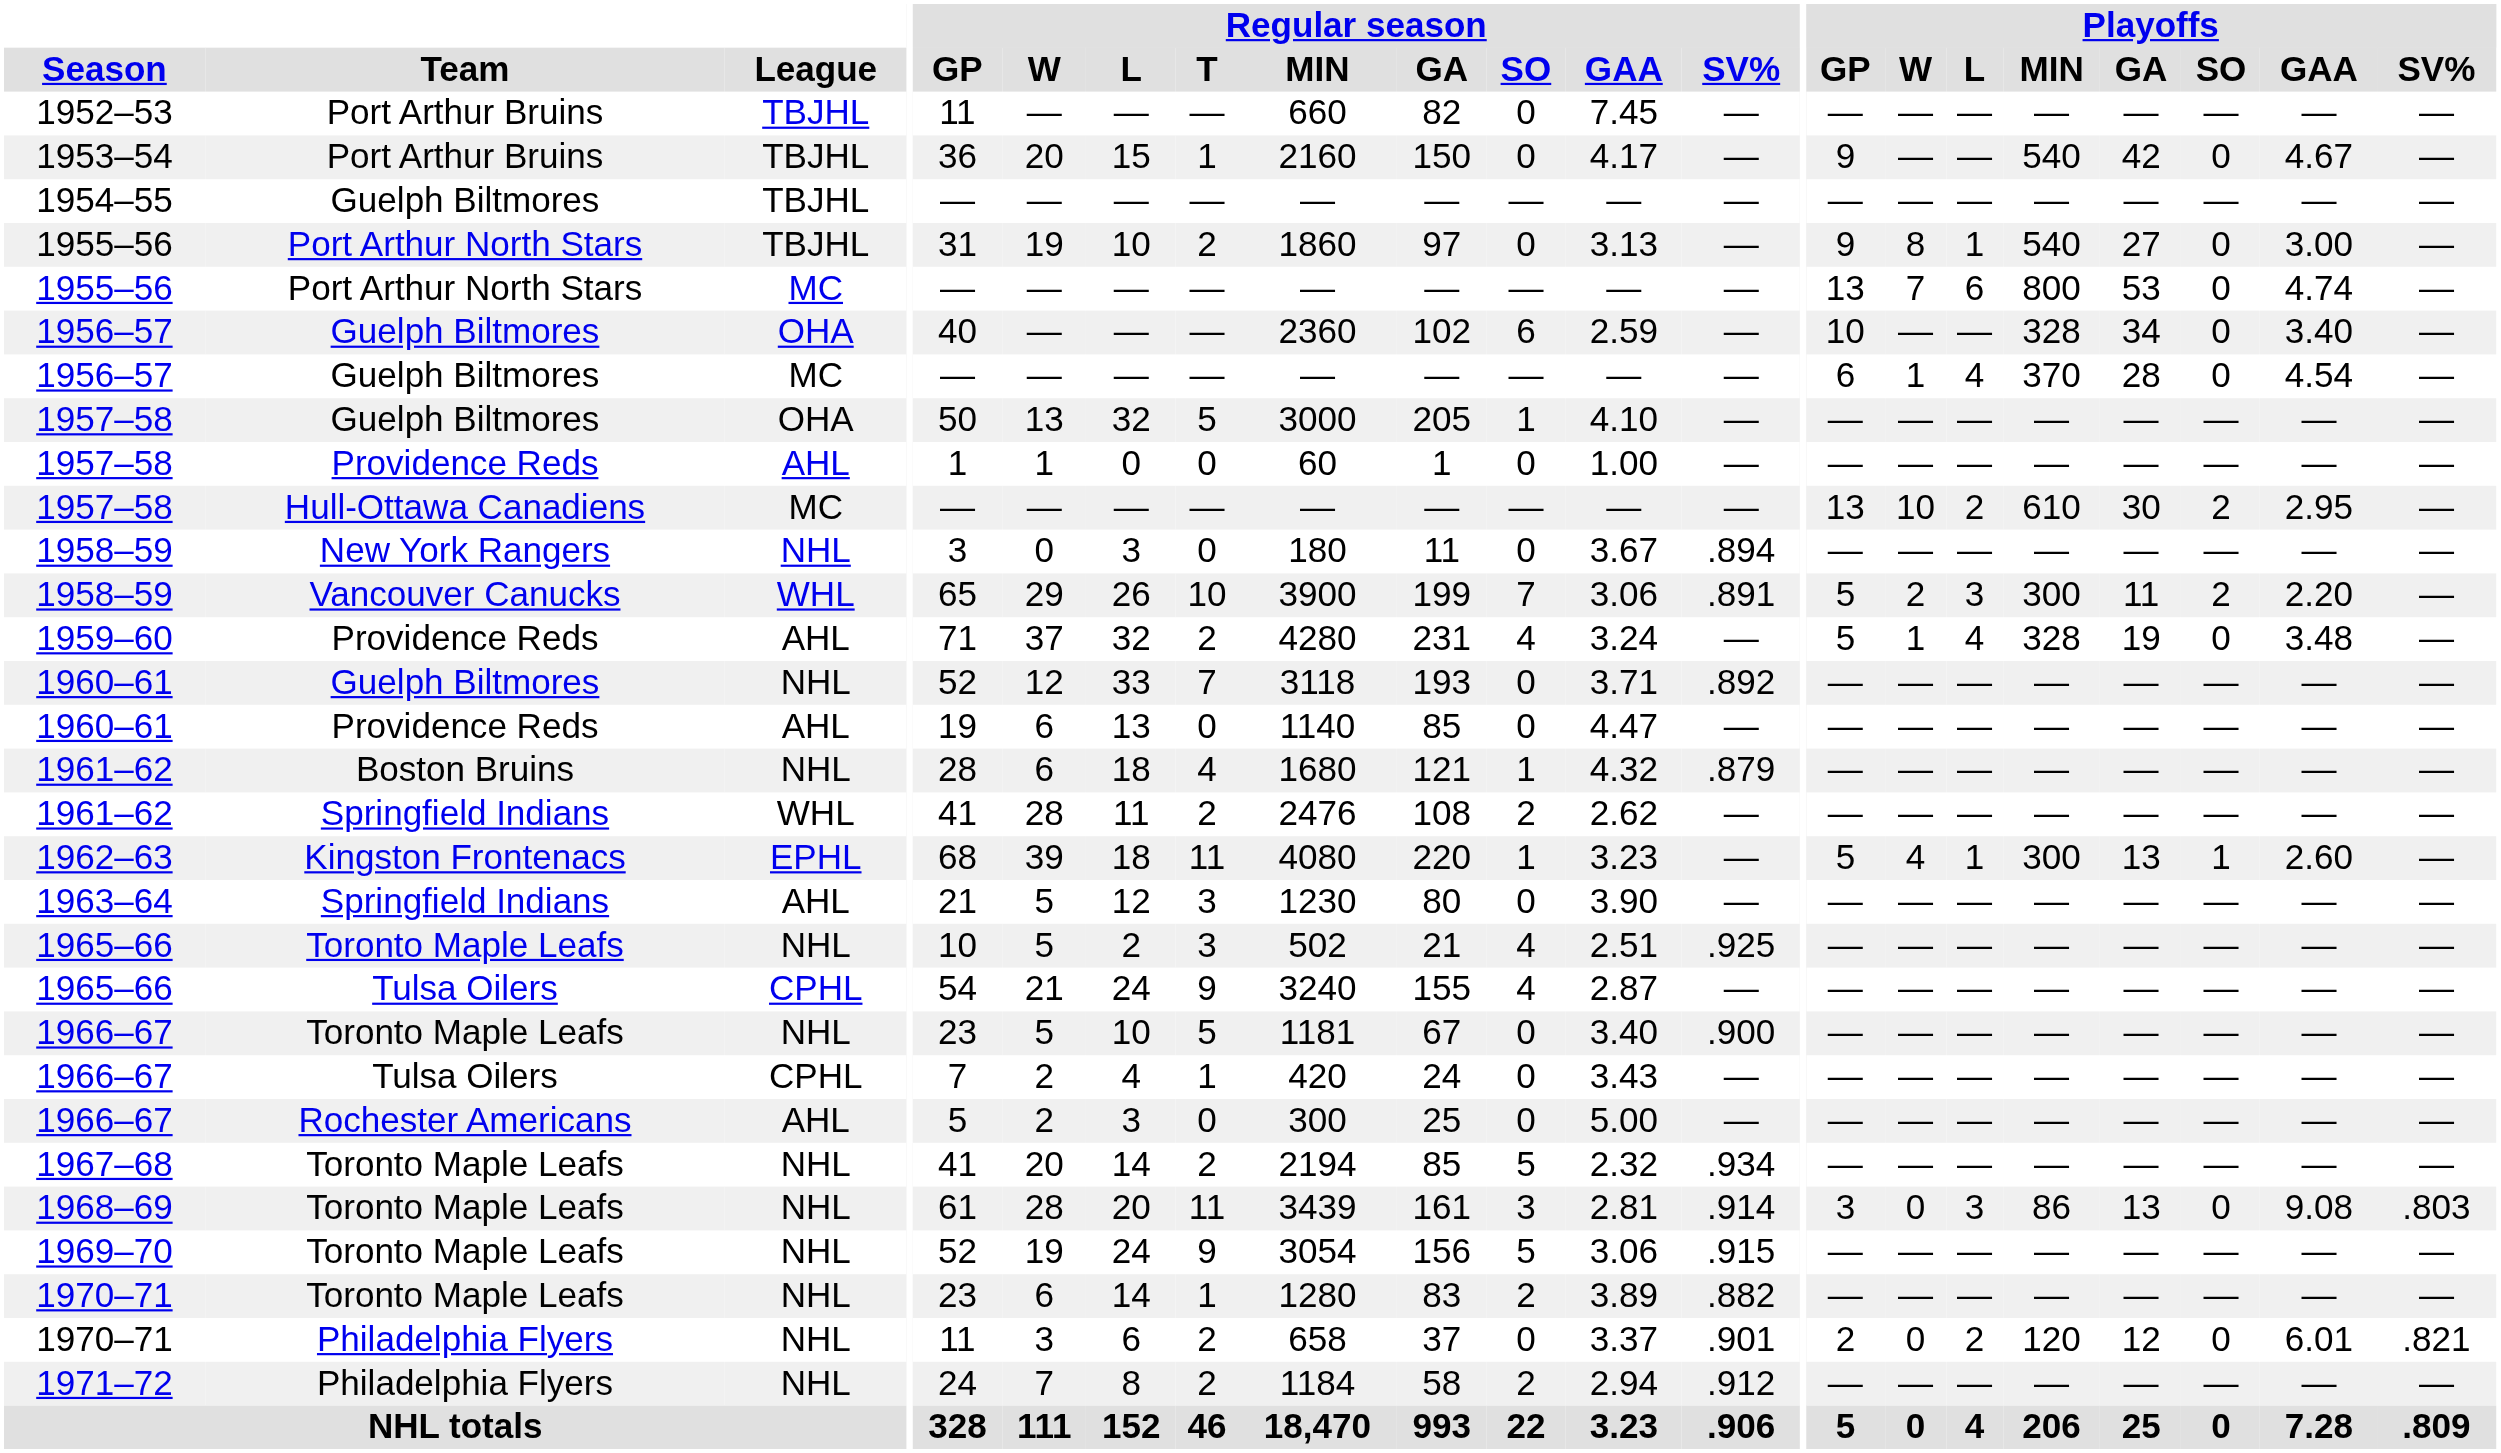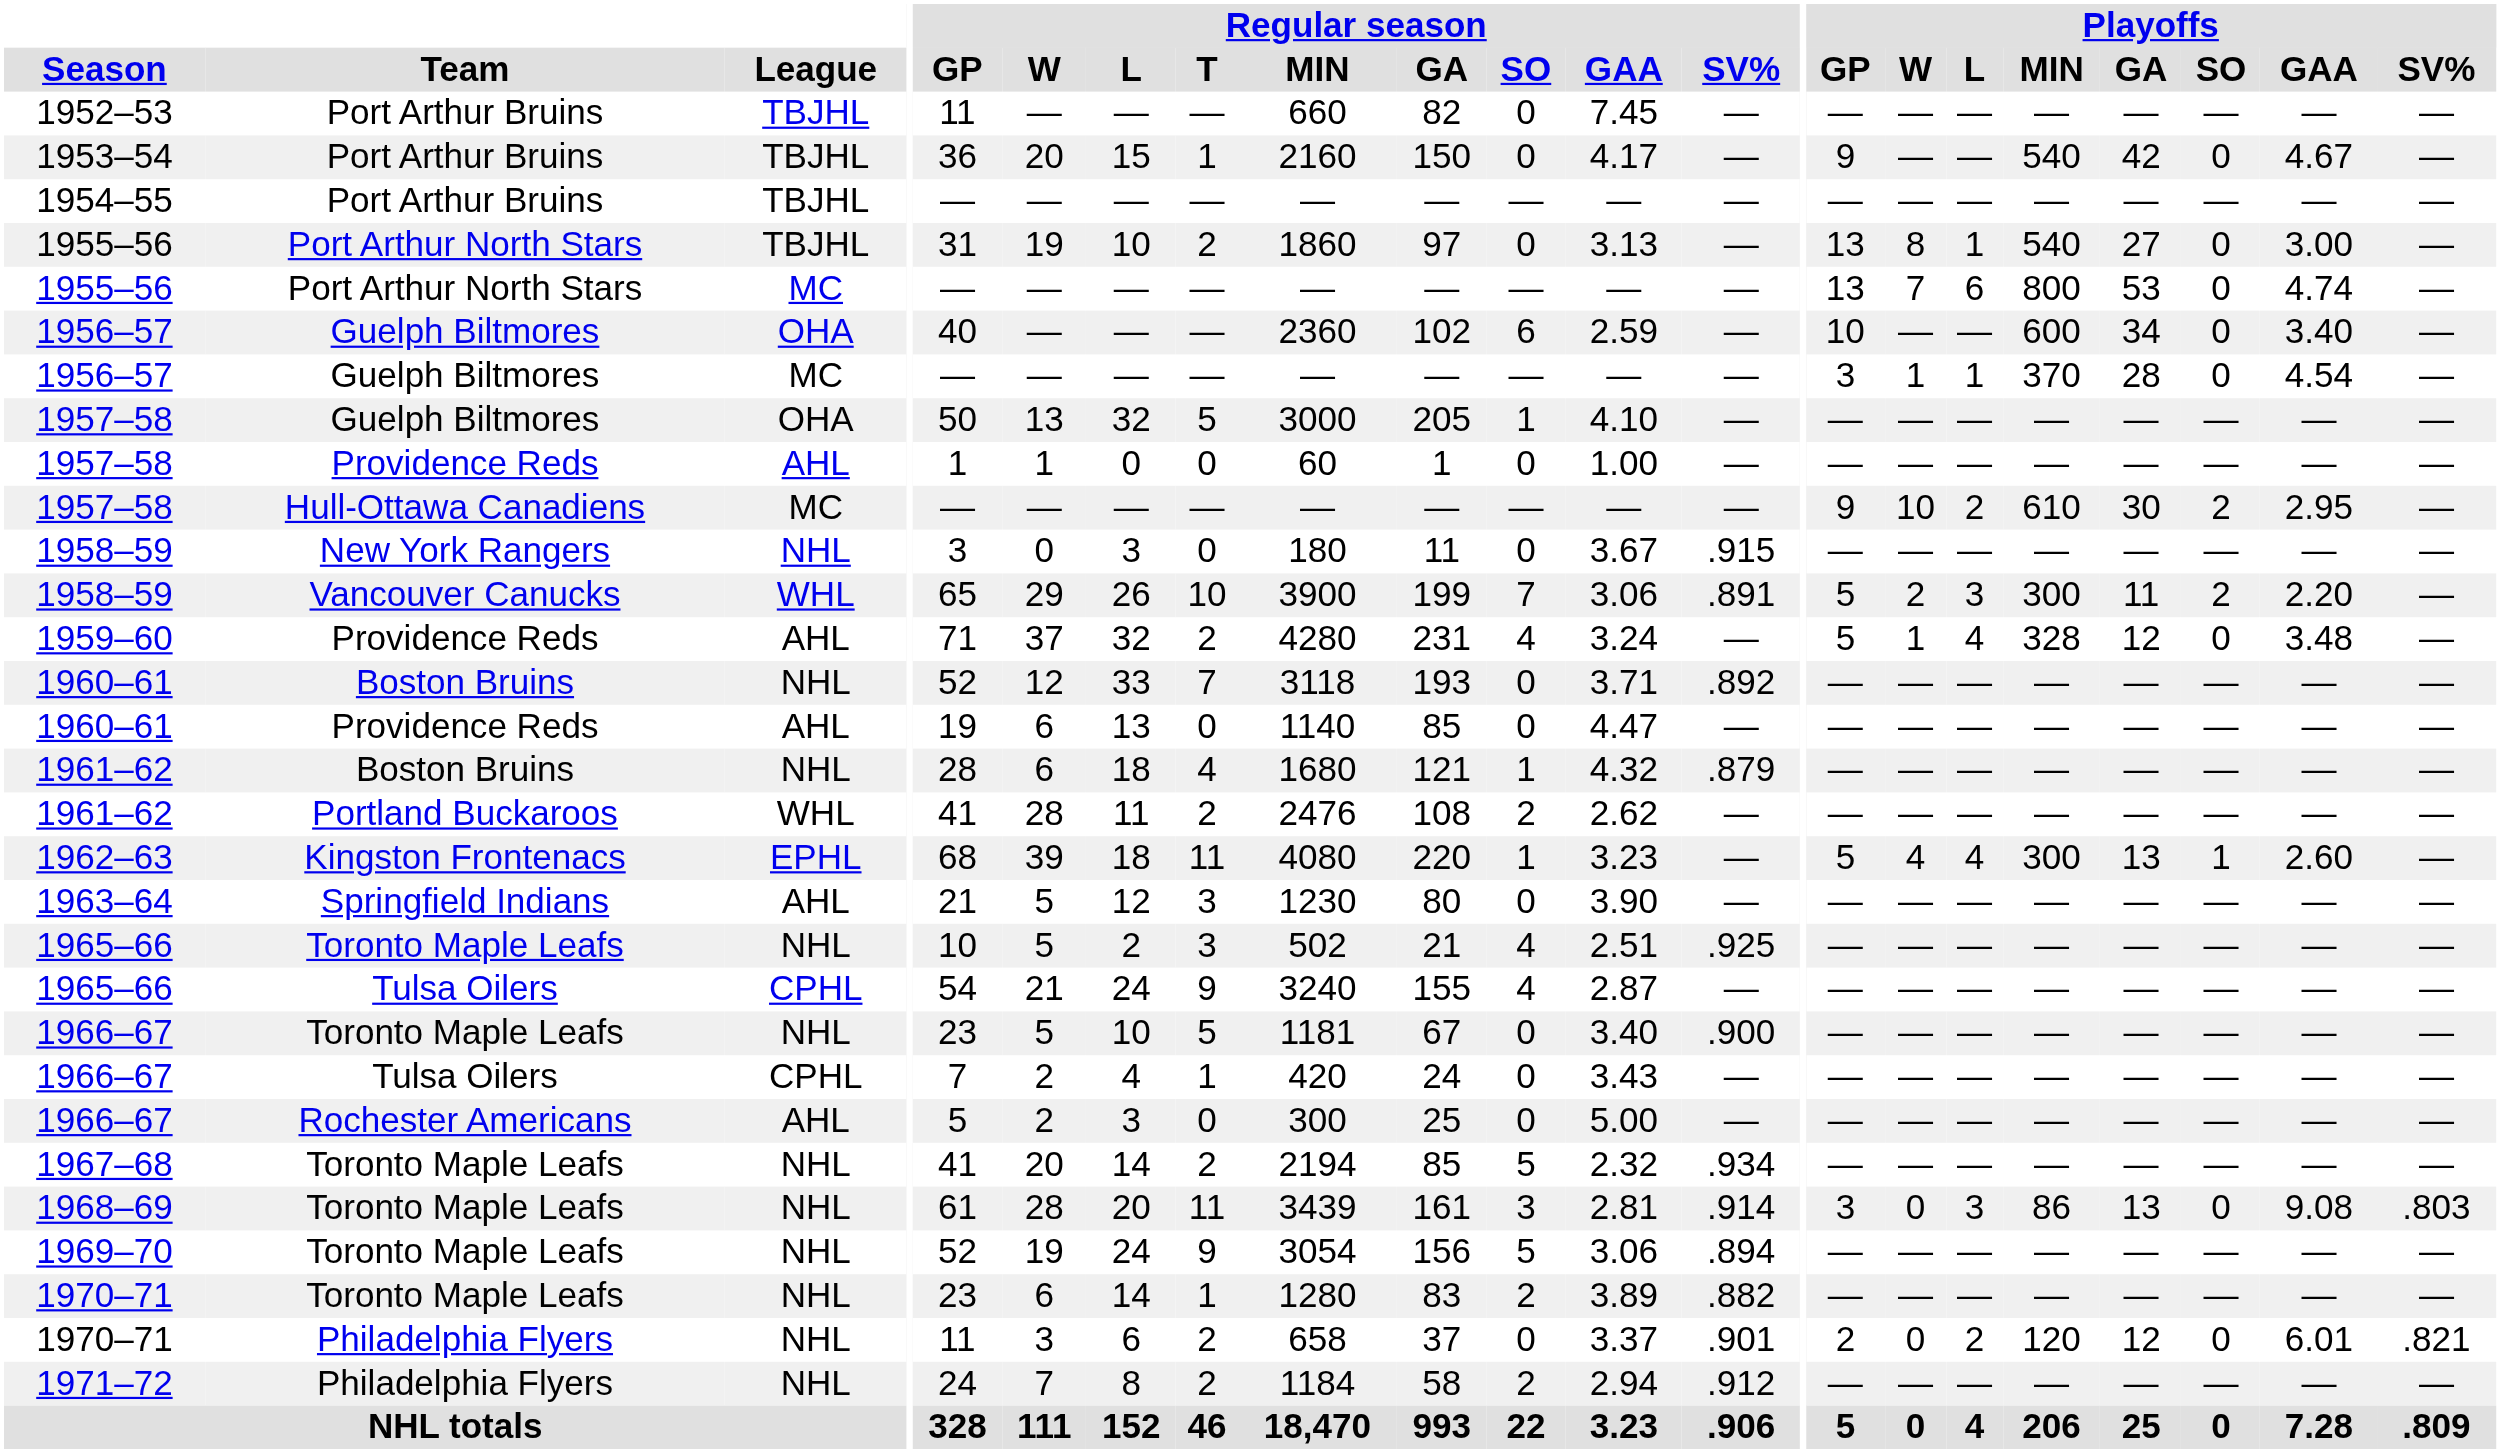(465, 200) Guelph Biltmores -> (465, 200) Port Arthur Bruins
(1845, 244) 9 -> (1845, 244) 13
(2052, 331) 328 -> (2052, 331) 600
(1845, 375) 6 -> (1845, 375) 3
(1975, 375) 4 -> (1975, 375) 1
(1845, 507) 13 -> (1845, 507) 9
(1741, 550) .894 -> (1741, 550) .915
(2141, 638) 19 -> (2141, 638) 12
(465, 682) Guelph Biltmores -> (465, 682) Boston Bruins
(465, 813) Springfield Indians -> (465, 813) Portland Buckaroos
(1975, 857) 1 -> (1975, 857) 4
(1741, 1251) .915 -> (1741, 1251) .894
